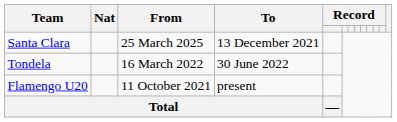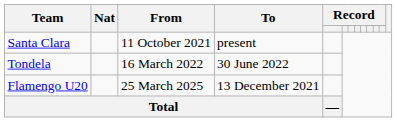(162, 42) 25 March 2025 -> (166, 42) 11 October 2021
(268, 42) 13 December 2021 -> (237, 42) present
(166, 85) 11 October 2021 -> (162, 85) 25 March 2025
(237, 85) present -> (268, 85) 13 December 2021
